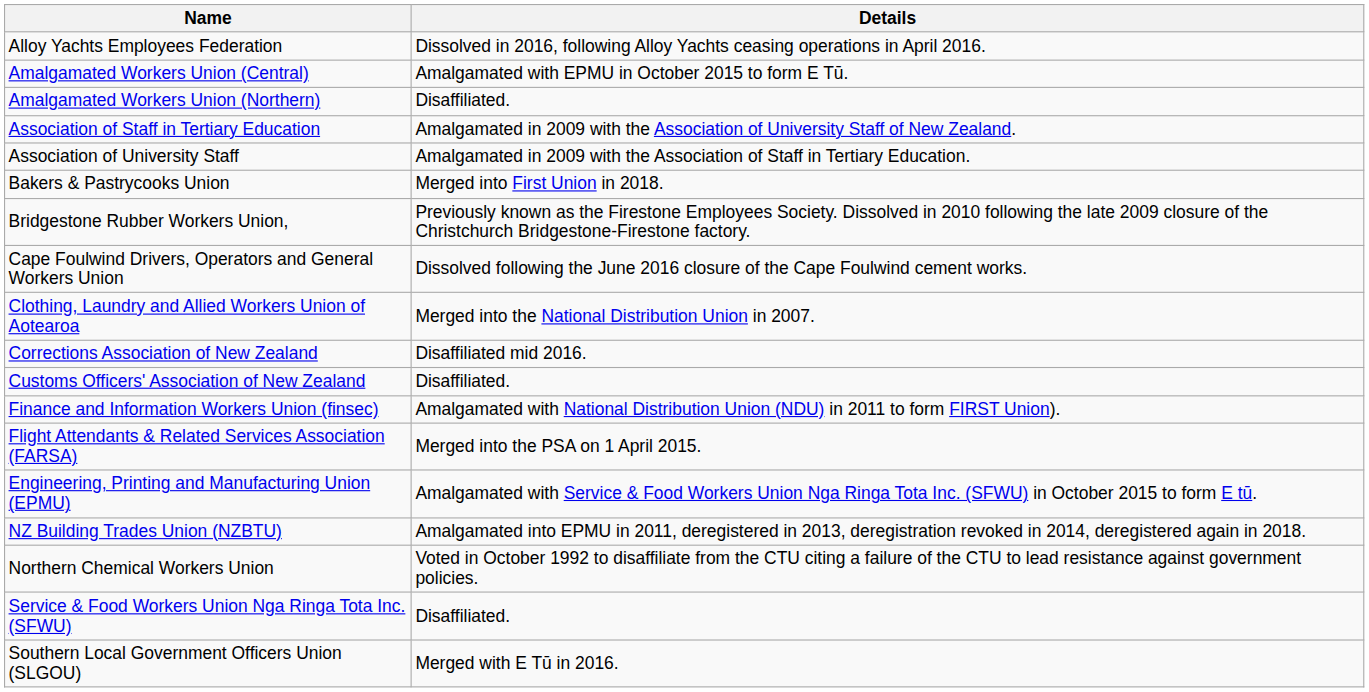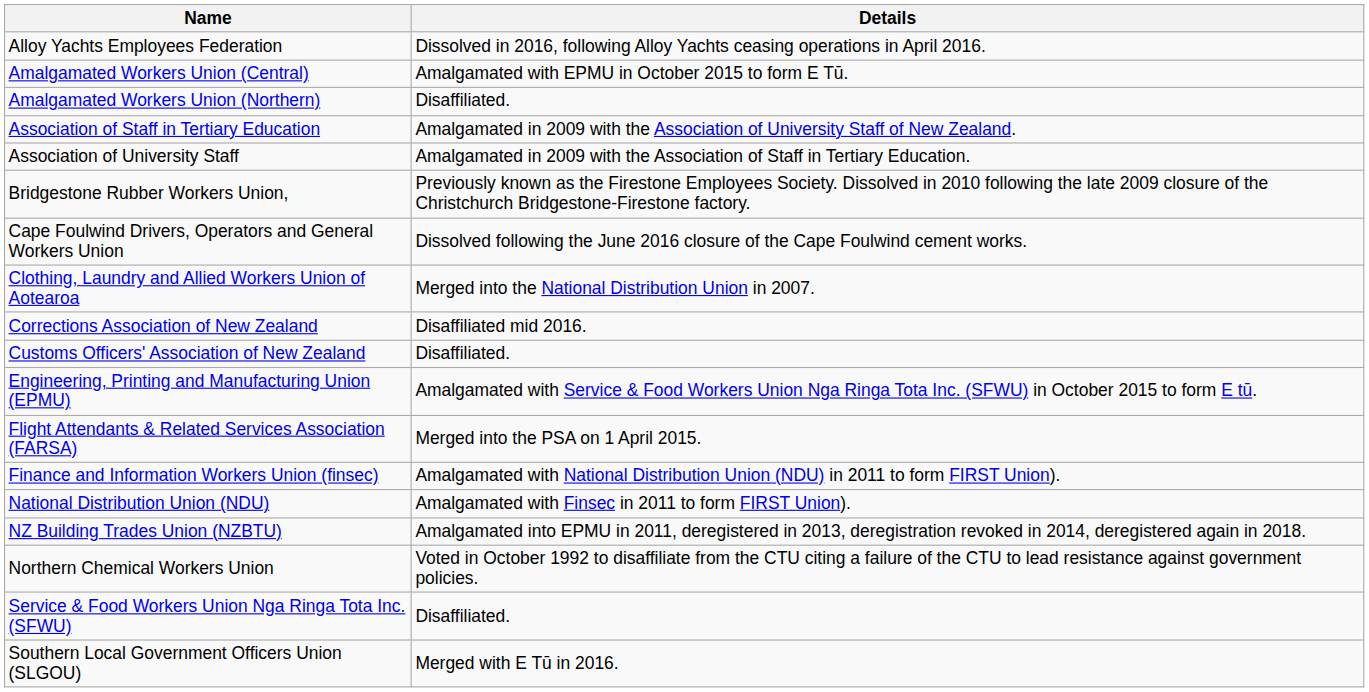- row: (119, 184)
rows swapped: (189, 493) <-> (194, 409)
+ row: (139, 503)
